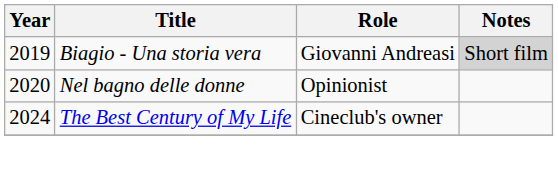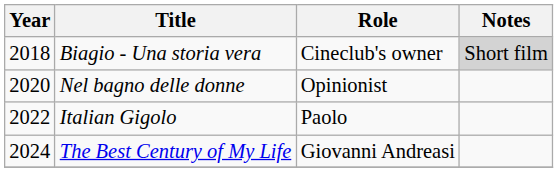(30, 53) 2019 -> (30, 53) 2018
(378, 53) Giovanni Andreasi -> (372, 53) Cineclub's owner
+ row: (118, 118)
(372, 118) Cineclub's owner -> (378, 150) Giovanni Andreasi
